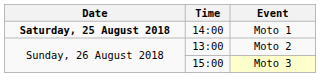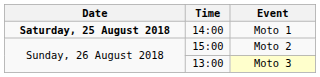(208, 47) 13:00 -> (208, 47) 15:00
(208, 64) 15:00 -> (208, 64) 13:00
